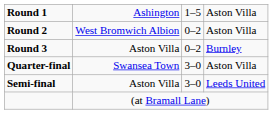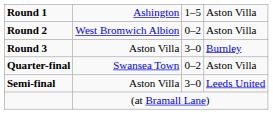(193, 48) 0–2 -> (193, 48) 3–0
(193, 65) 3–0 -> (193, 65) 0–2
